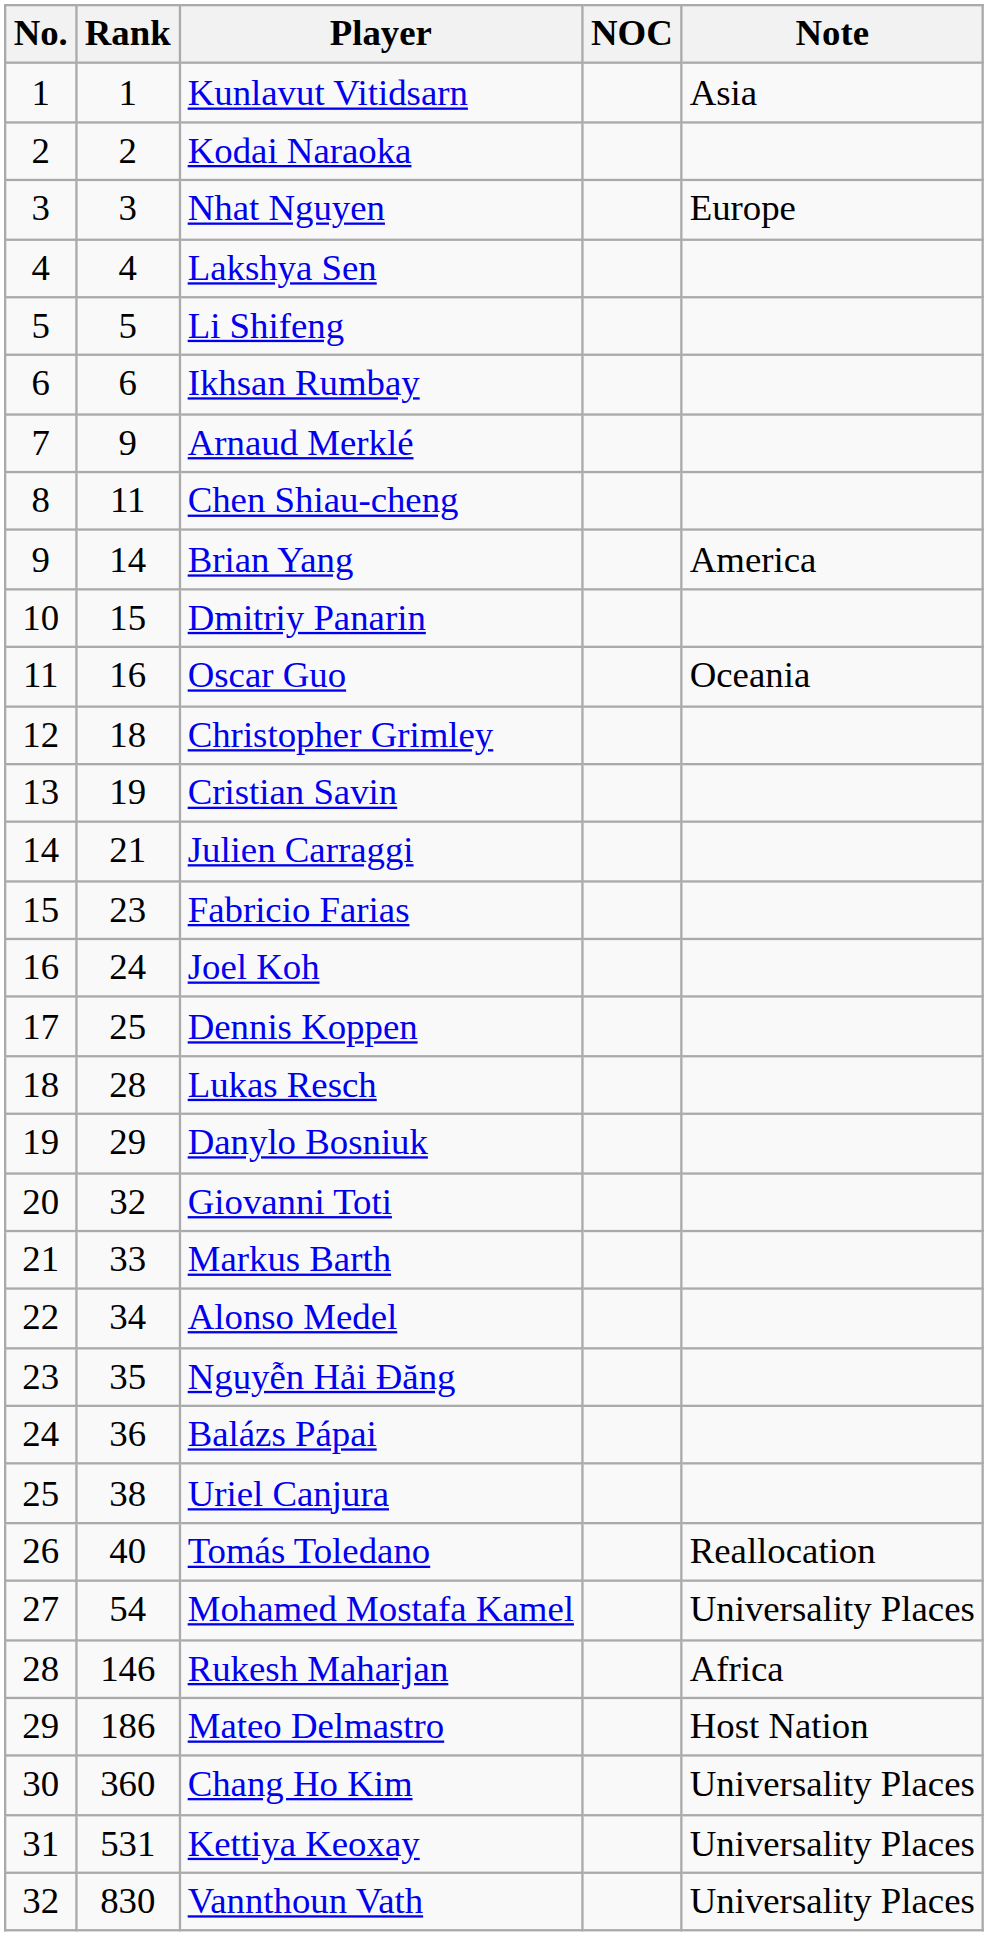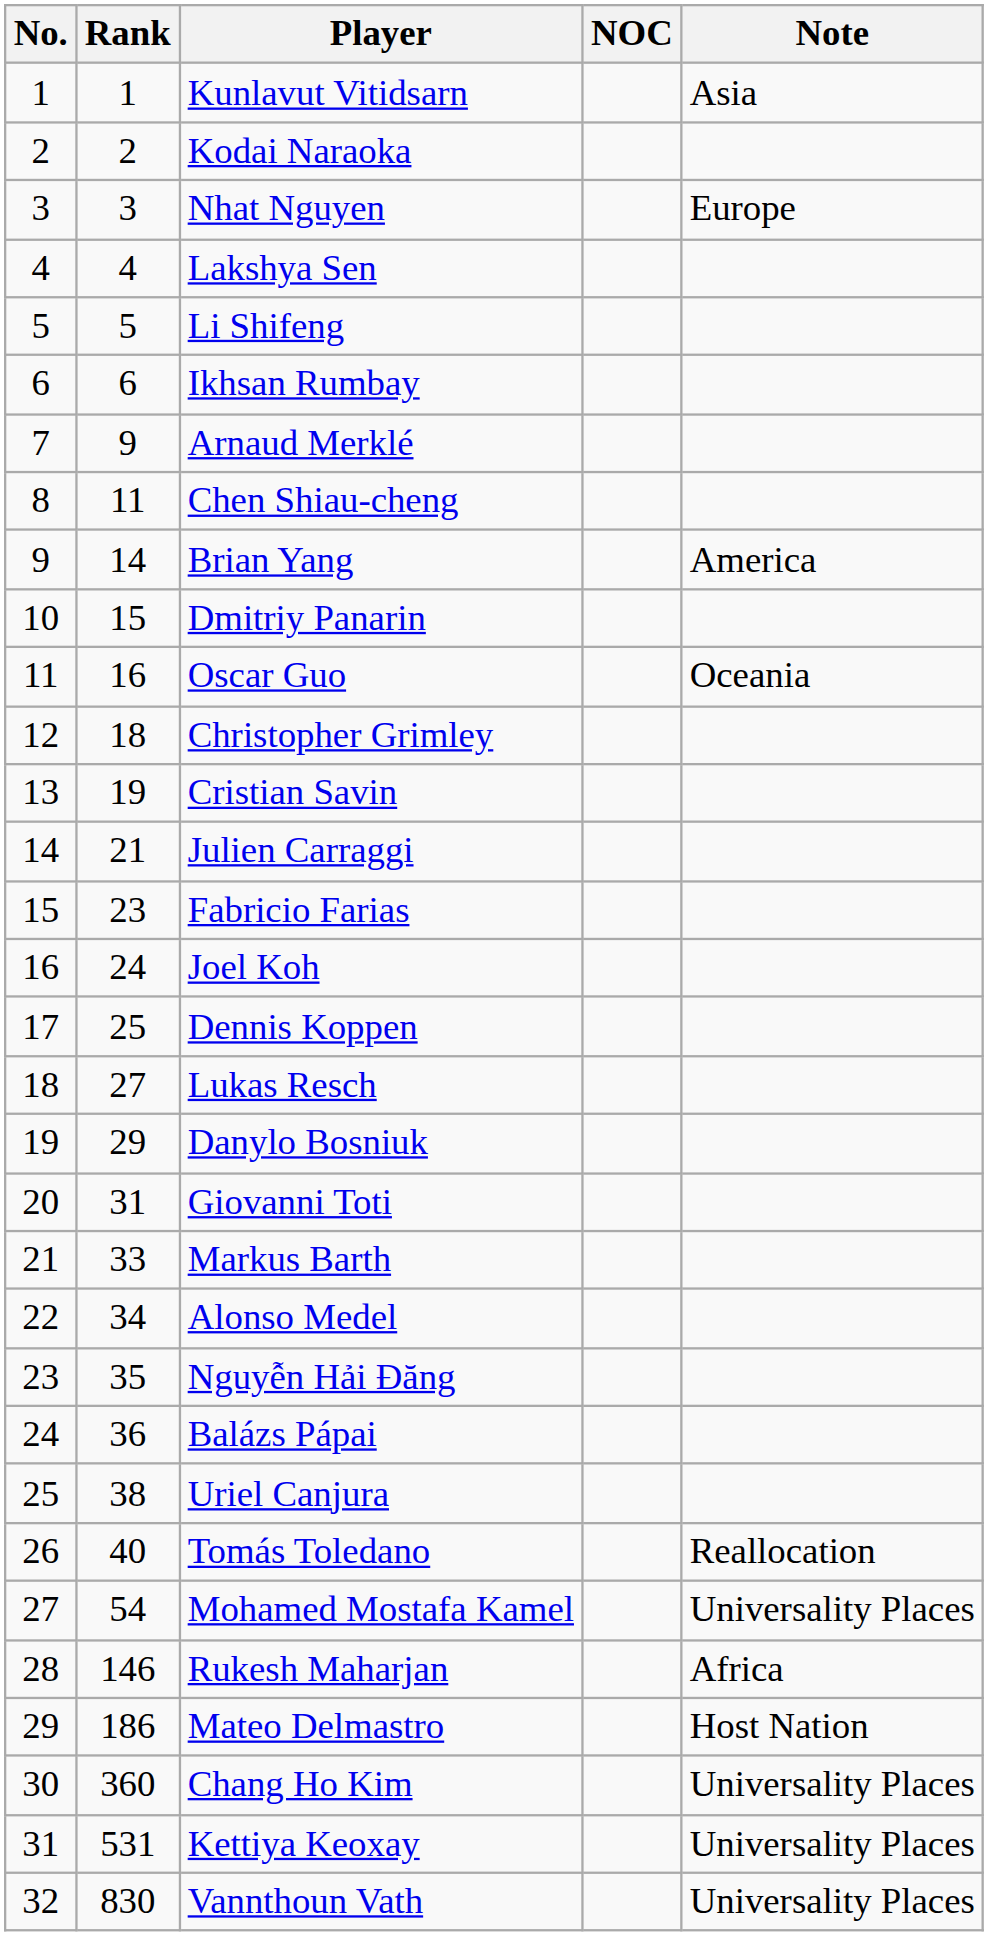(128, 1084) 28 -> (128, 1084) 27
(128, 1200) 32 -> (128, 1200) 31
